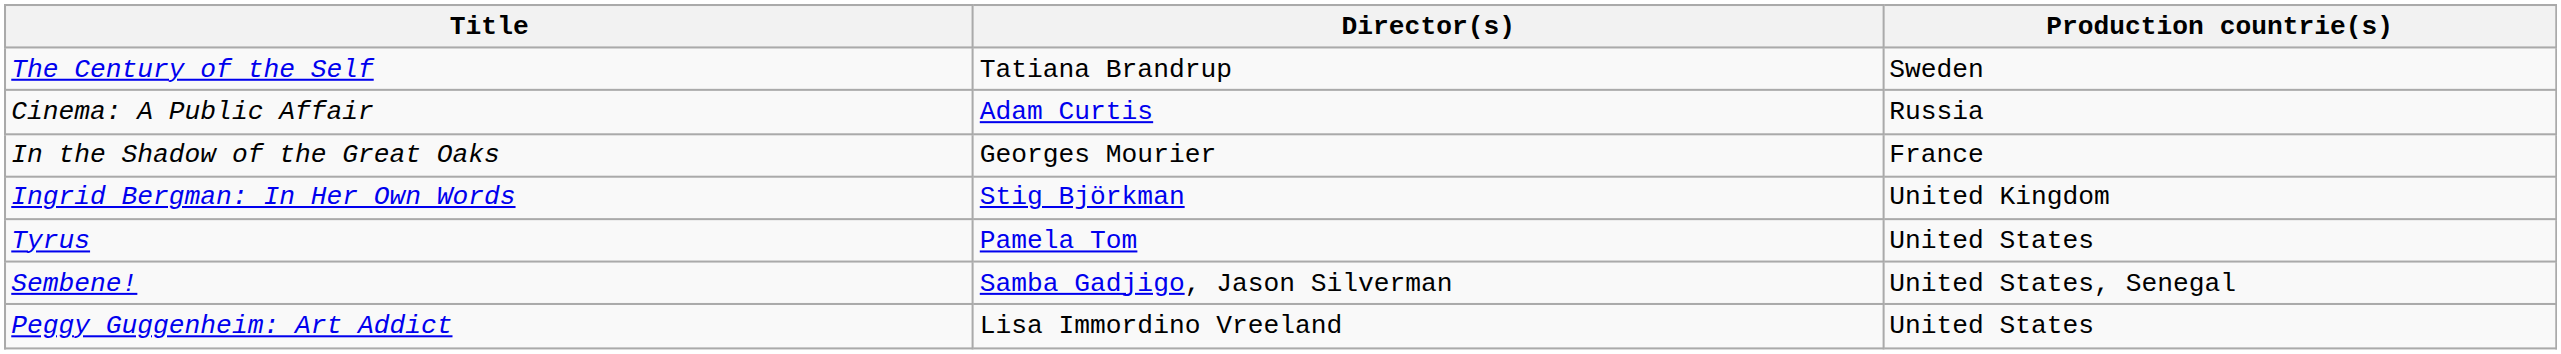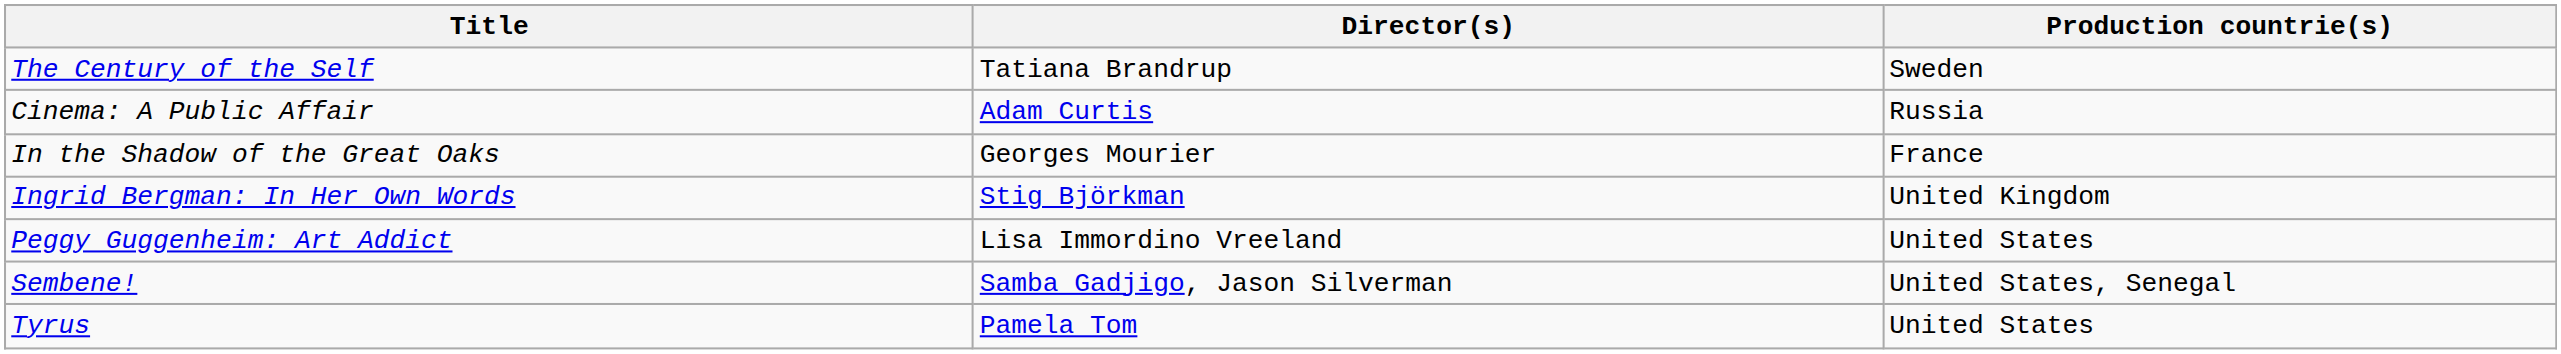rows swapped: (232, 326) <-> (51, 240)
